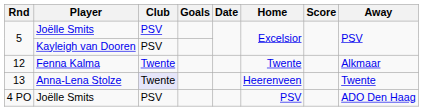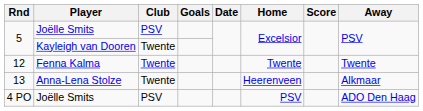(151, 47) PSV -> (158, 47) Twente
(361, 64) Alkmaar -> (358, 64) Twente
(158, 81) lavender background -> (158, 81) no background
(358, 81) Twente -> (361, 81) Alkmaar
